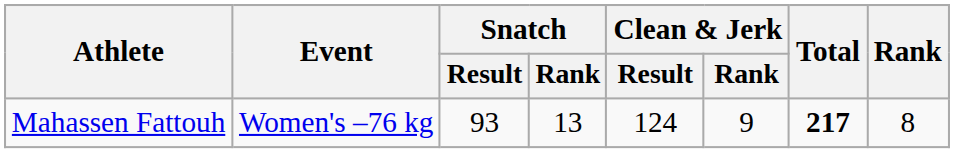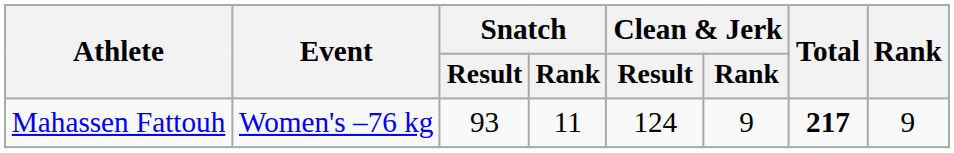(568, 122) 13 -> (568, 122) 11
(908, 122) 8 -> (908, 122) 9
